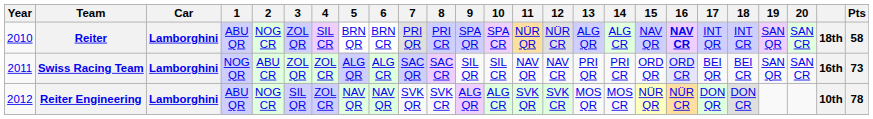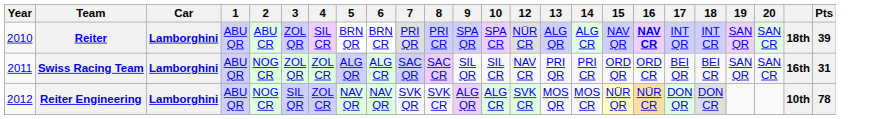- column: (527, 13)
(268, 37) NOG CR -> (266, 37) ABU CR
(857, 37) 58 -> (824, 37) 39
(237, 68) NOG QR -> (235, 68) ABU QR
(268, 68) ABU CR -> (266, 68) NOG CR
(682, 68) lavender background -> (649, 68) no background
(857, 68) 73 -> (824, 68) 31
